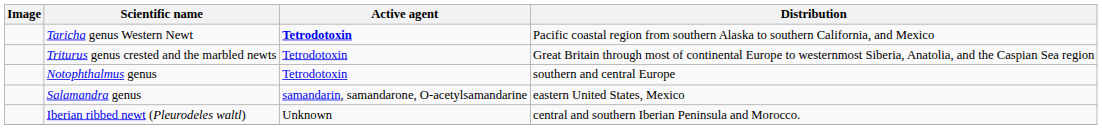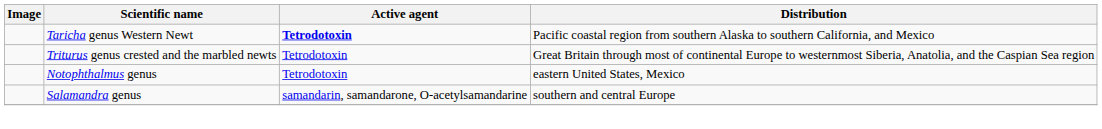(604, 74) southern and central Europe -> (609, 74) eastern United States, Mexico
(609, 94) eastern United States, Mexico -> (604, 94) southern and central Europe
- row: (146, 114)
